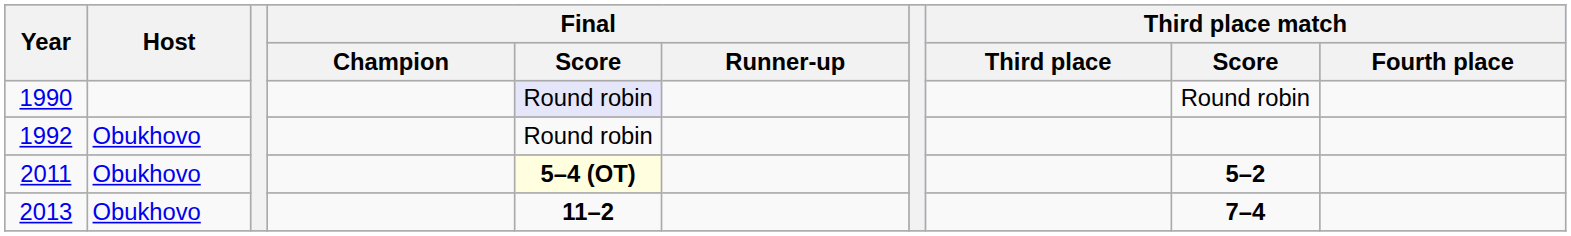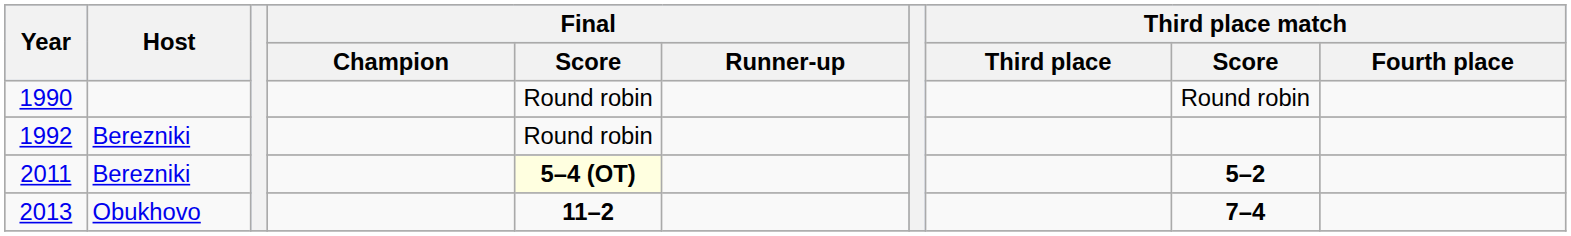(588, 99) lavender background -> (588, 99) no background
(147, 137) Obukhovo -> (141, 137) Berezniki
(147, 174) Obukhovo -> (141, 174) Berezniki
